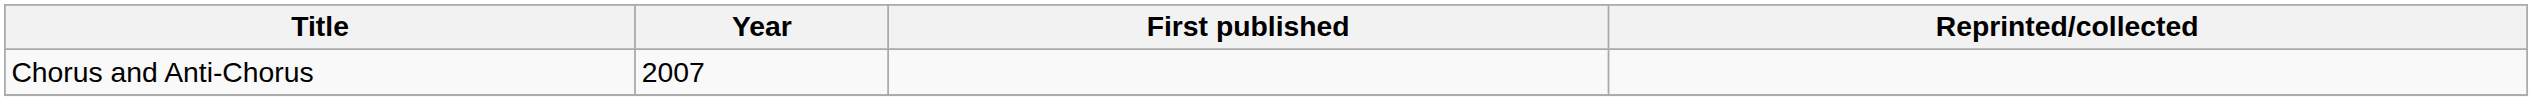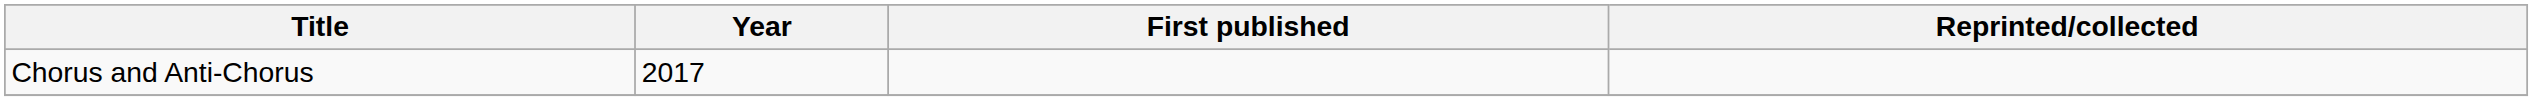(673, 71) 2007 -> (673, 71) 2017
